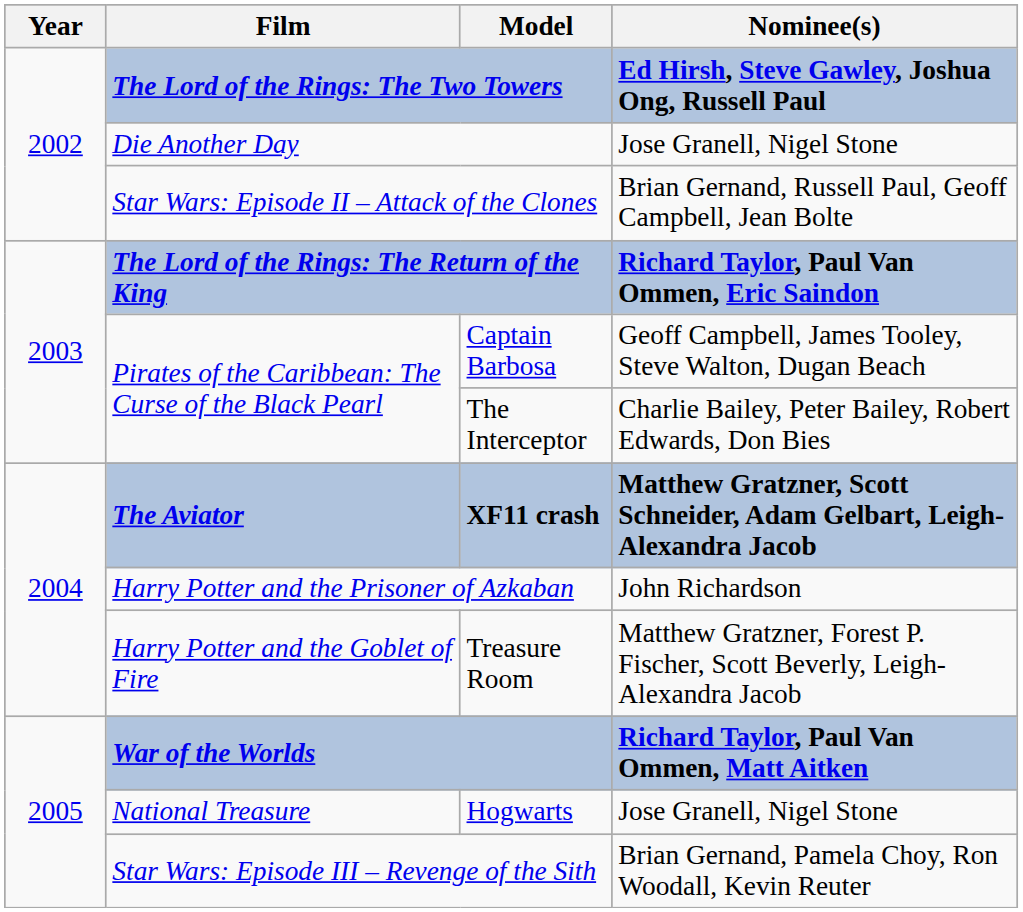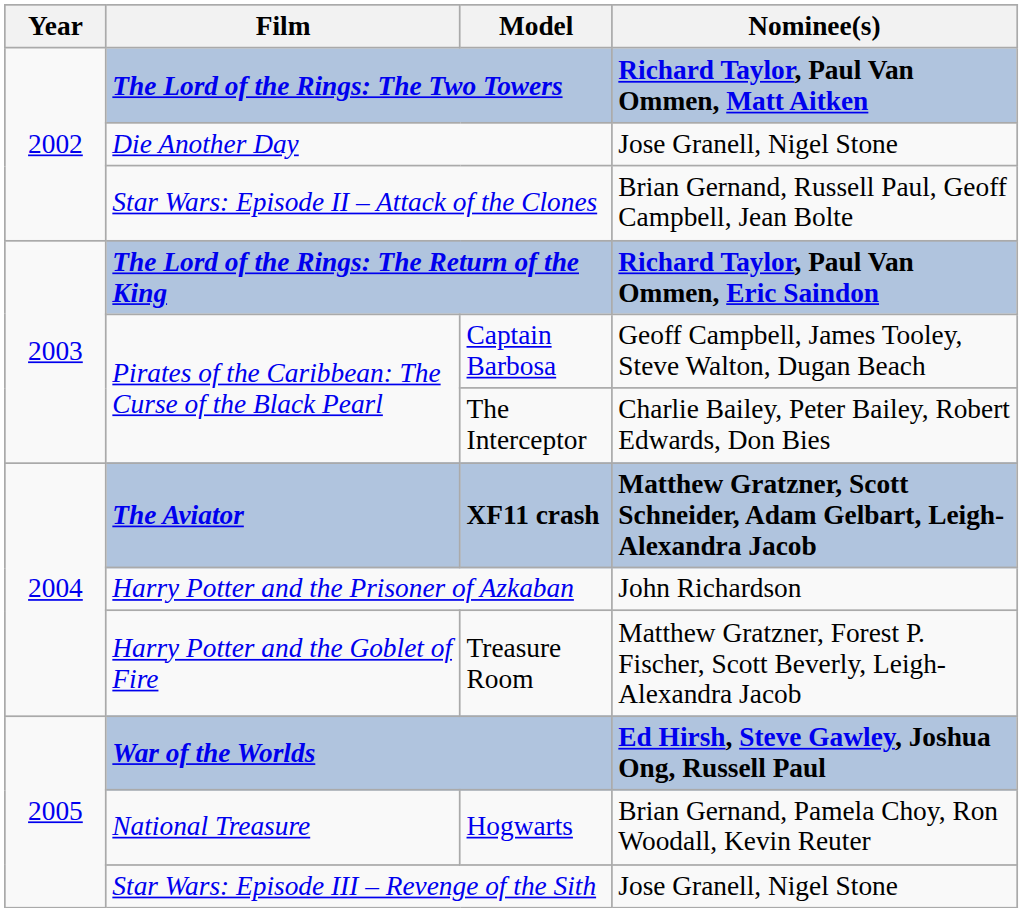(805, 84) Ed Hirsh, Steve Gawley, Joshua Ong, Russell Paul -> (766, 84) Richard Taylor, Paul Van Ommen, Matt Aitken
(766, 752) Richard Taylor, Paul Van Ommen, Matt Aitken -> (805, 752) Ed Hirsh, Steve Gawley, Joshua Ong, Russell Paul
(758, 811) Jose Granell, Nigel Stone -> (808, 826) Brian Gernand, Pamela Choy, Ron Woodall, Kevin Reuter
(808, 870) Brian Gernand, Pamela Choy, Ron Woodall, Kevin Reuter -> (758, 885) Jose Granell, Nigel Stone
